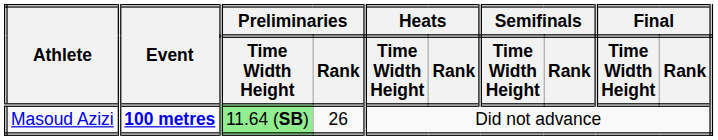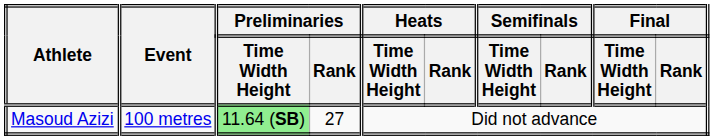(170, 120) bold -> (168, 120) normal
(338, 120) 26 -> (334, 120) 27
